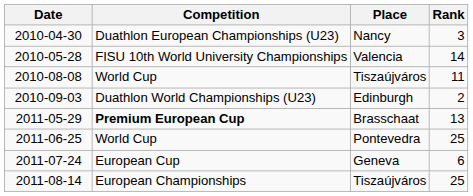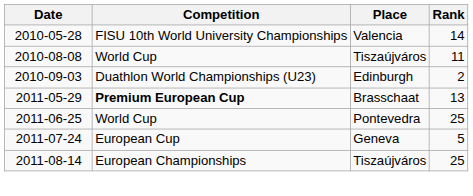- row: (48, 35)
(461, 160) 6 -> (461, 139) 5
